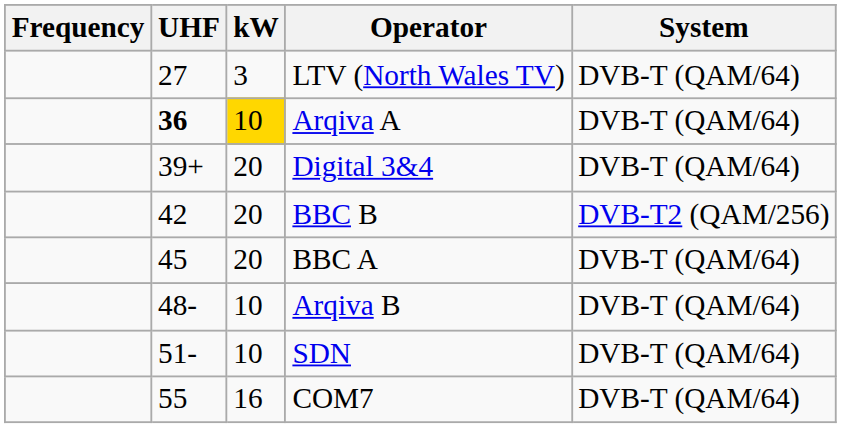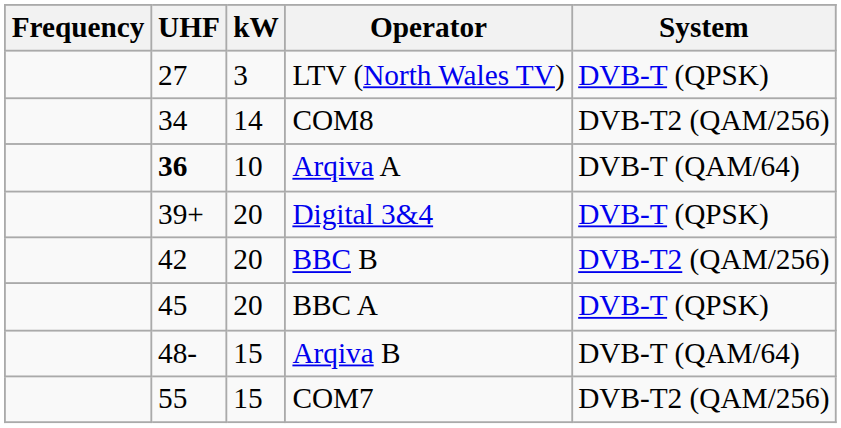(689, 74) DVB-T (QAM/64) -> (673, 74) DVB-T (QPSK)
+ row: (333, 120)
(248, 120) gold background -> (248, 167) no background
(689, 167) DVB-T (QAM/64) -> (673, 213) DVB-T (QPSK)
(689, 259) DVB-T (QAM/64) -> (673, 306) DVB-T (QPSK)
(248, 306) 10 -> (248, 352) 15
- row: (322, 352)
(248, 399) 16 -> (248, 399) 15
(689, 399) DVB-T (QAM/64) -> (704, 399) DVB-T2 (QAM/256)
